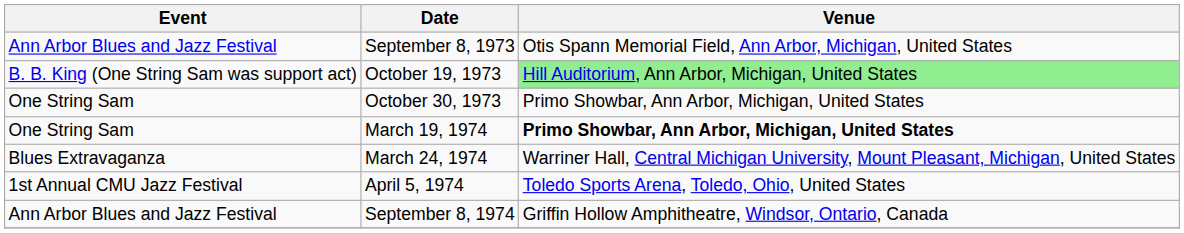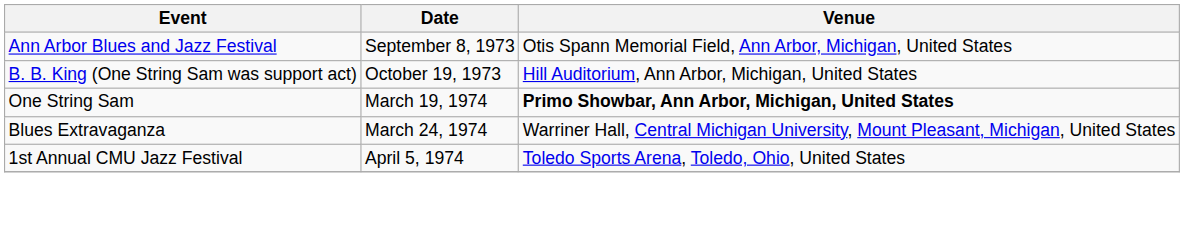(720, 74) lightgreen background -> (720, 74) no background
- row: (433, 102)
- row: (440, 213)
